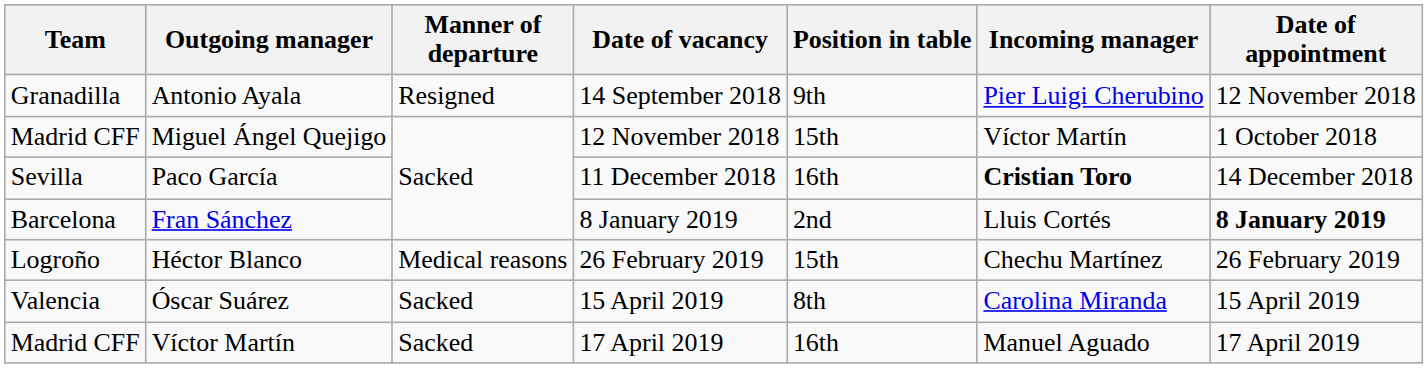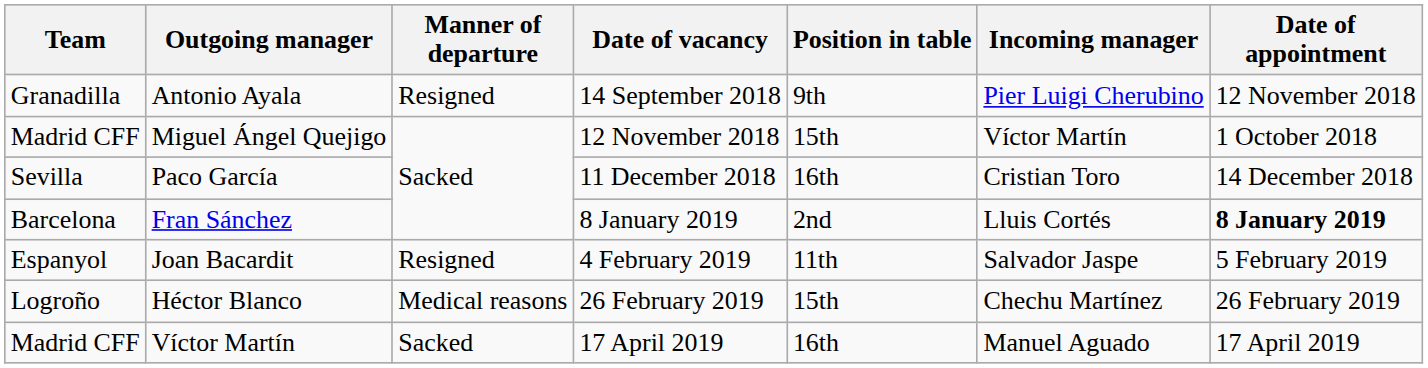(1058, 177) bold -> (1052, 177) normal
+ row: (223, 259)
- row: (220, 300)
